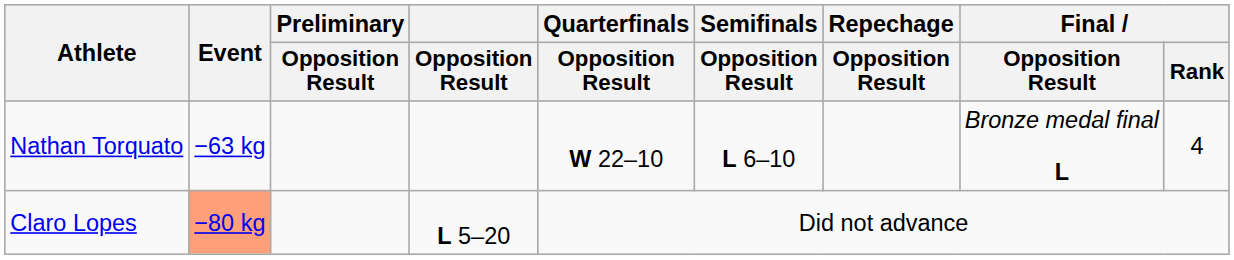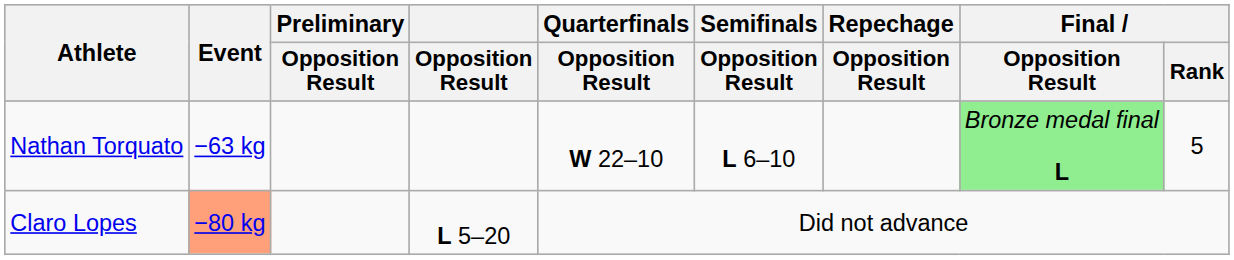(1062, 146) no background -> (1062, 146) lightgreen background
(1197, 146) 4 -> (1197, 146) 5
